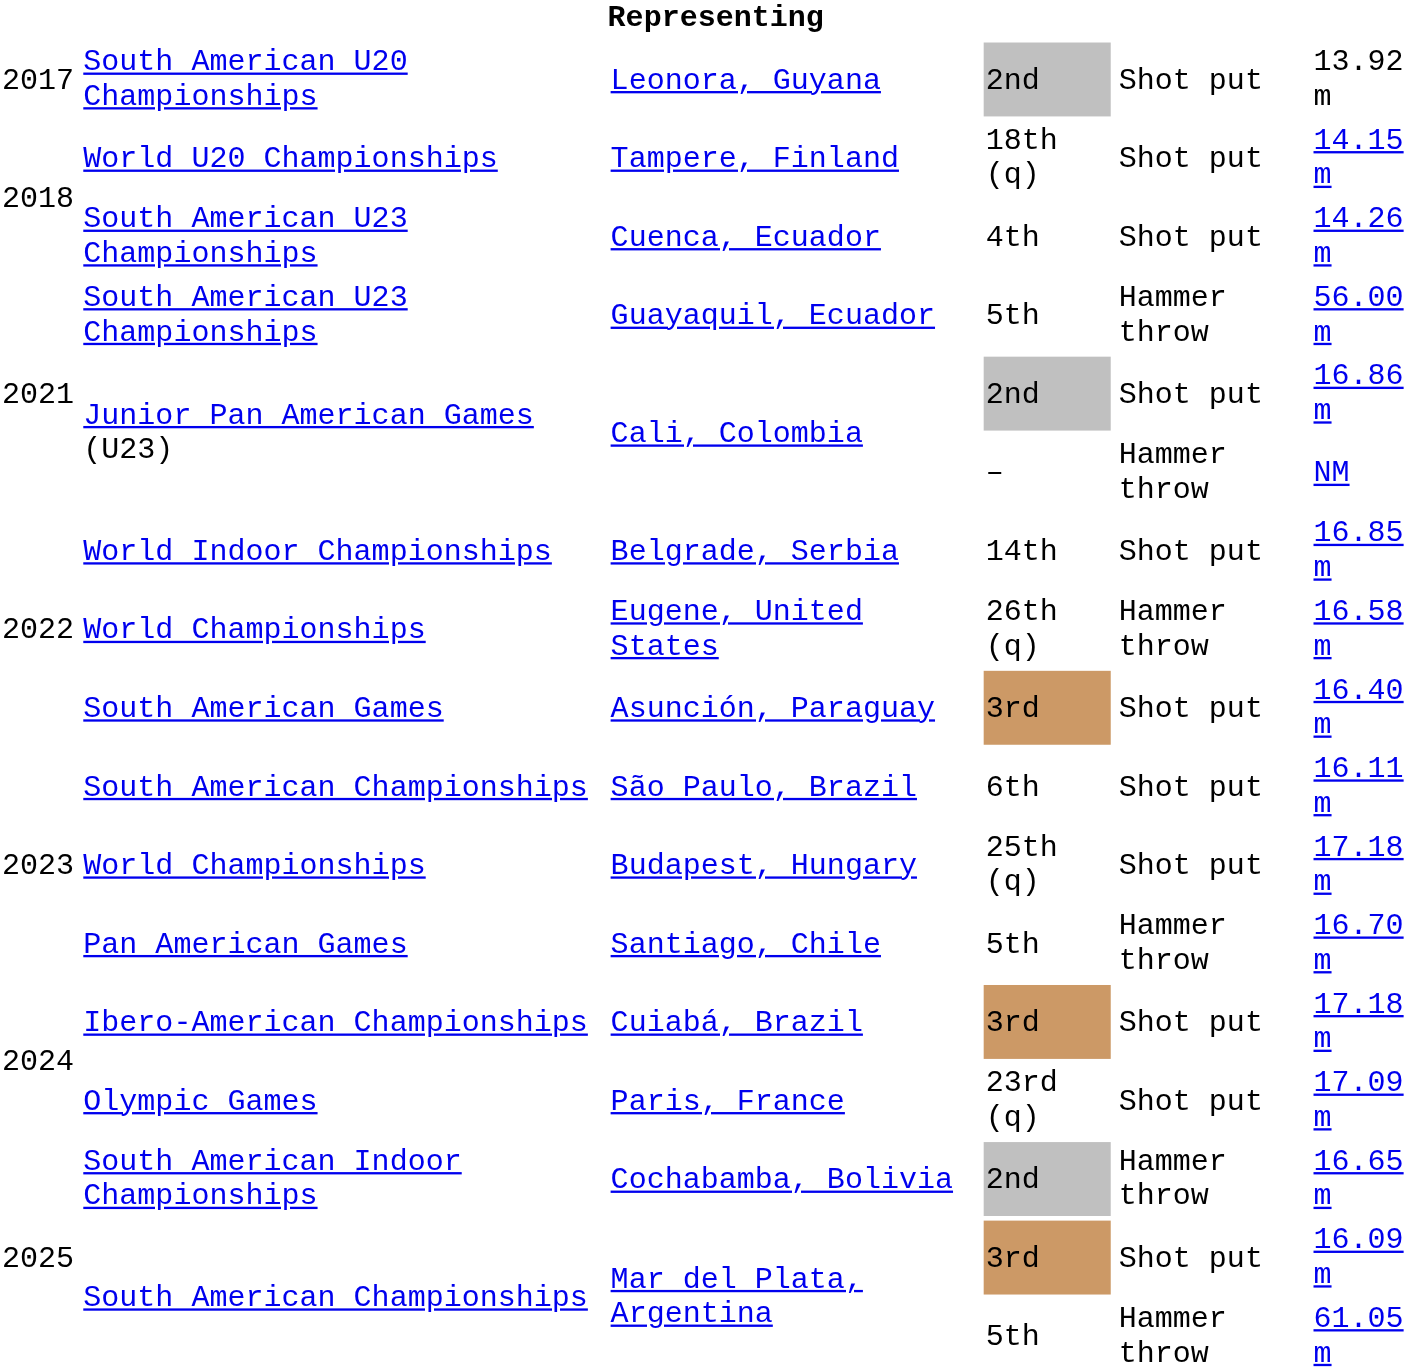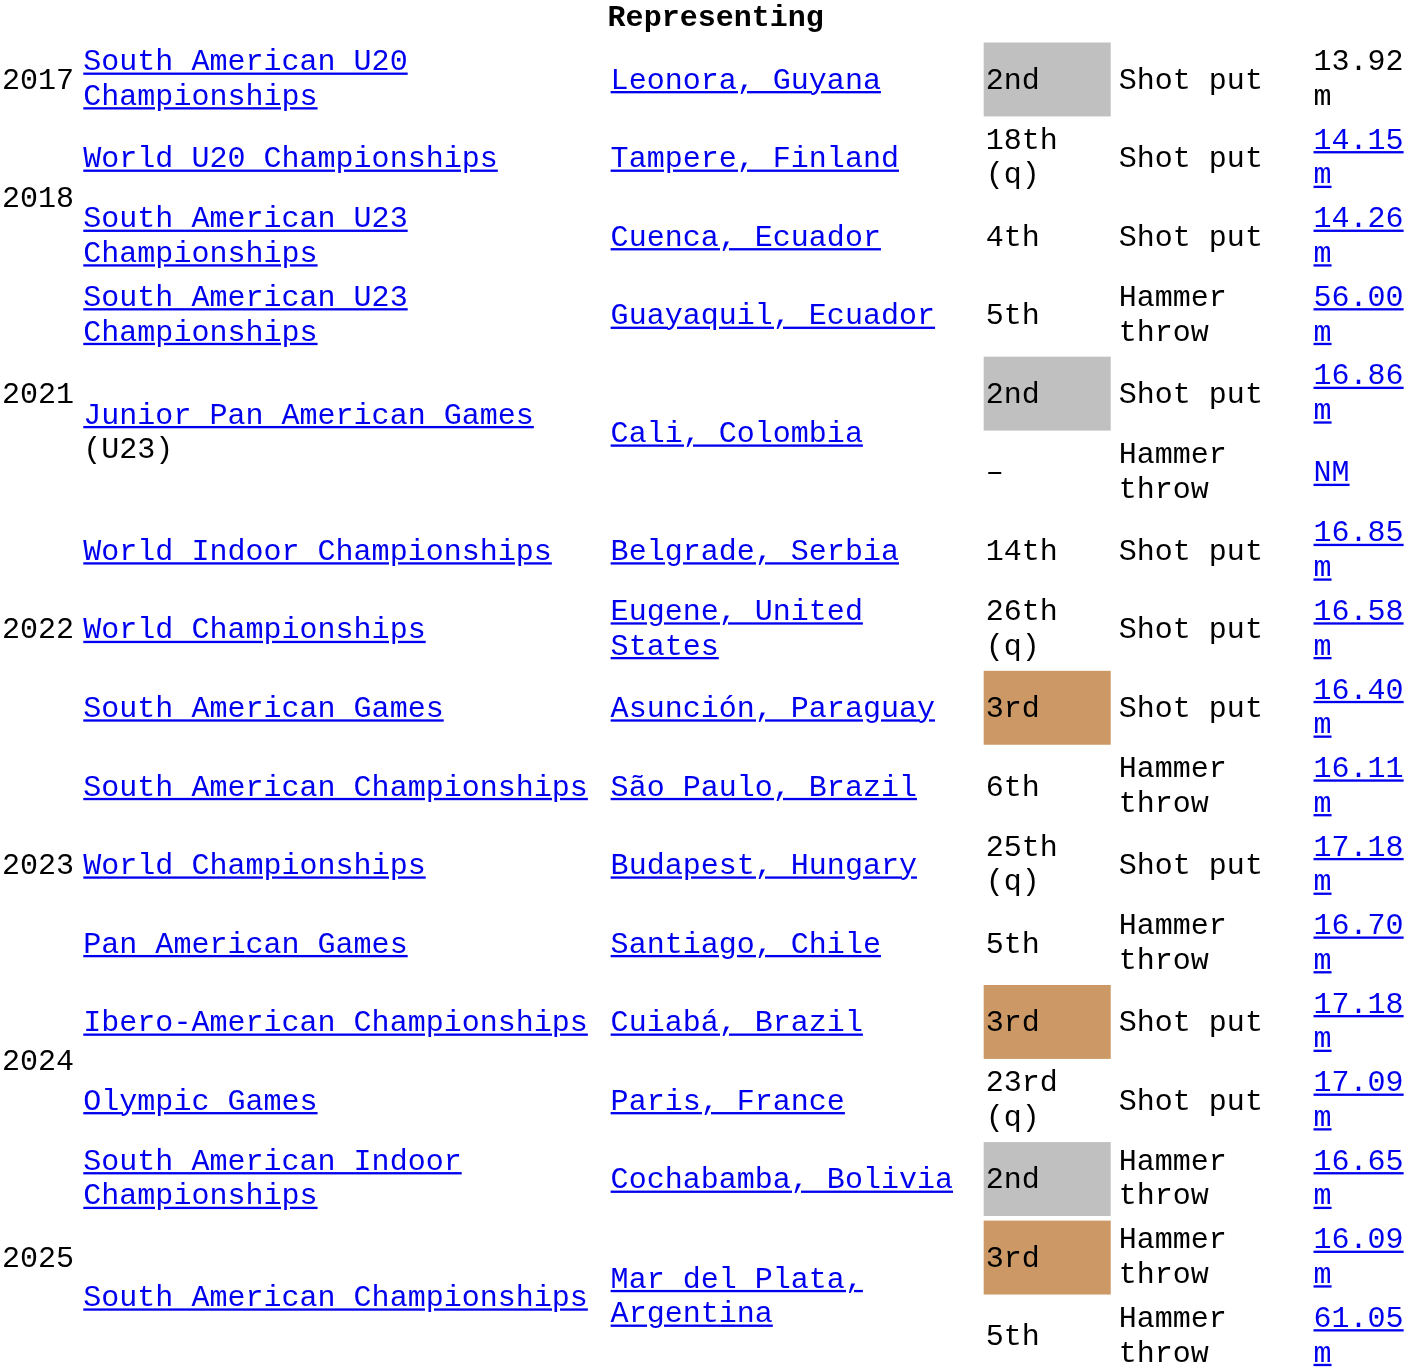(1173, 629) Hammer throw -> (1191, 629) Shot put
(1191, 786) Shot put -> (1173, 786) Hammer throw
(1191, 1258) Shot put -> (1173, 1258) Hammer throw
